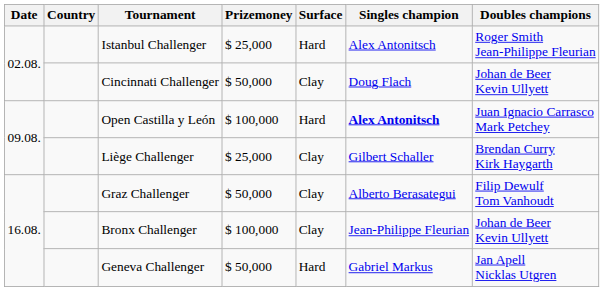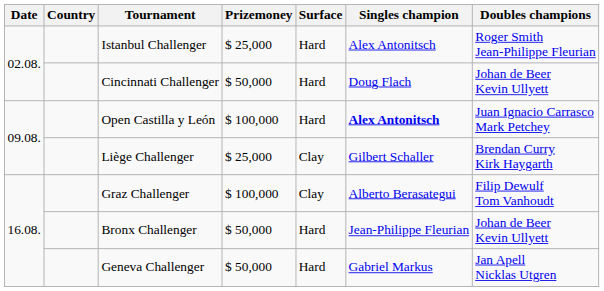(311, 81) Clay -> (312, 81) Hard
(248, 192) $ 50,000 -> (252, 192) $ 100,000
(252, 229) $ 100,000 -> (248, 229) $ 50,000
(311, 229) Clay -> (312, 229) Hard
